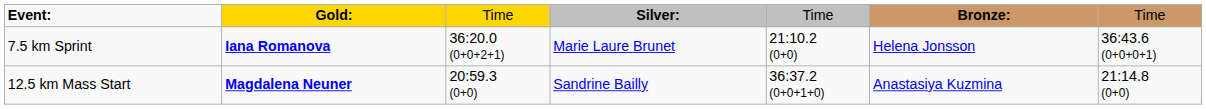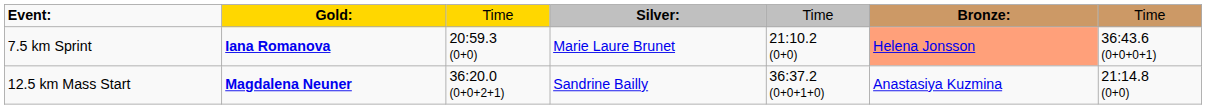(477, 46) 36:20.0 (0+0+2+1) -> (473, 46) 20:59.3 (0+0)
(924, 46) no background -> (924, 46) lightsalmon background
(473, 84) 20:59.3 (0+0) -> (477, 84) 36:20.0 (0+0+2+1)
